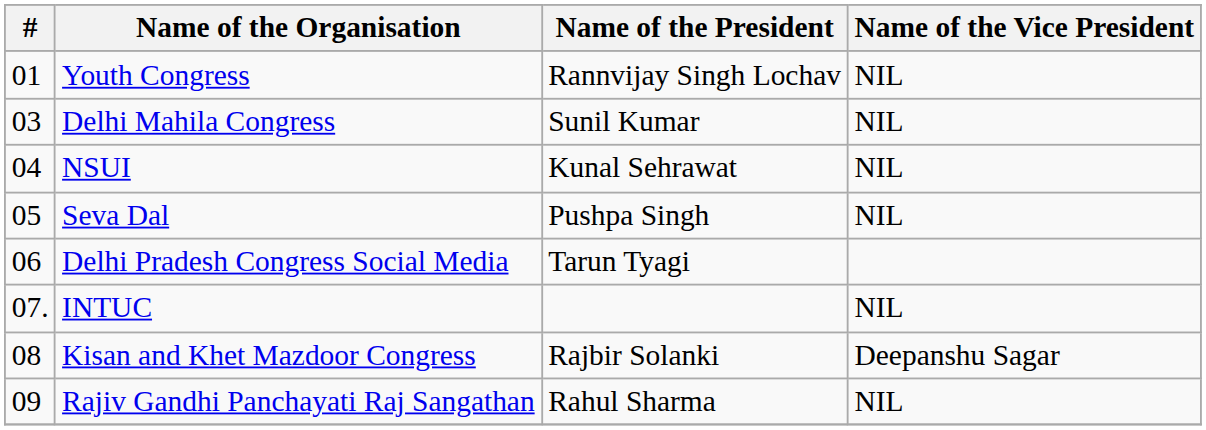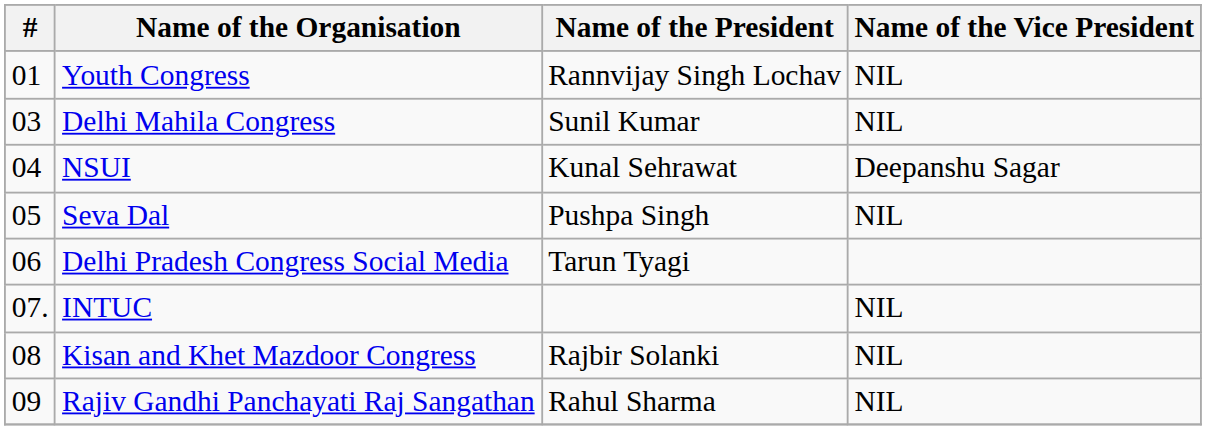(879, 167) NIL -> (957, 167) Deepanshu Sagar
(957, 354) Deepanshu Sagar -> (879, 354) NIL
